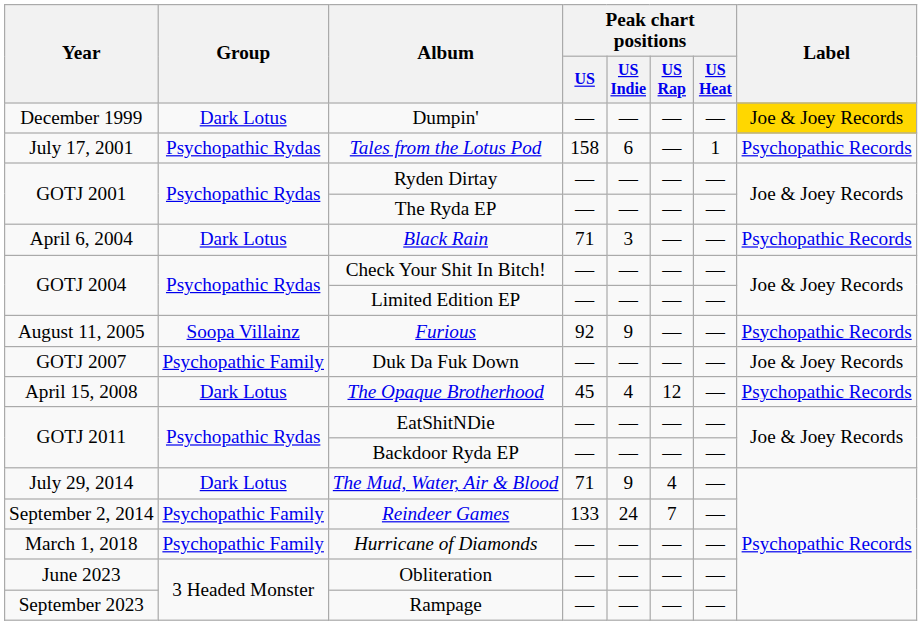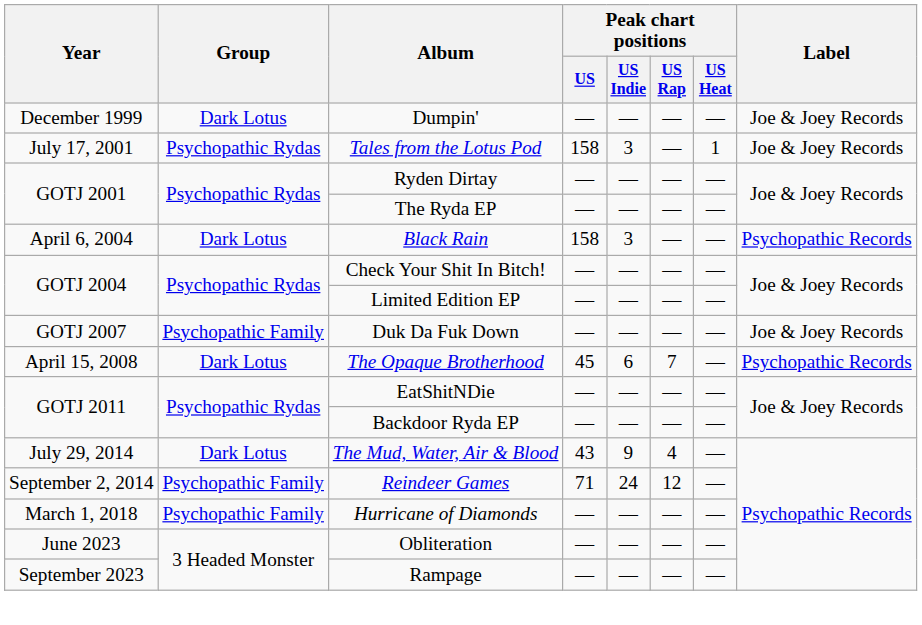(827, 117) gold background -> (827, 117) no background
(628, 148) 6 -> (628, 148) 3
(827, 148) Psychopathic Records -> (827, 148) Joe & Joey Records
(585, 239) 71 -> (585, 239) 158
- row: (446, 330)
(628, 391) 4 -> (628, 361) 6
(672, 391) 12 -> (672, 361) 7
(585, 483) 71 -> (585, 452) 43
(585, 513) 133 -> (585, 483) 71
(672, 513) 7 -> (672, 483) 12
